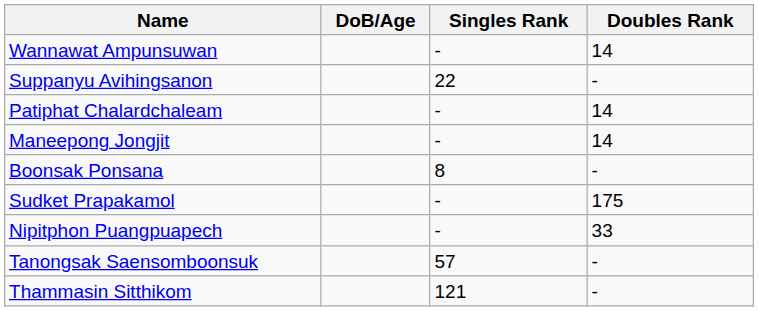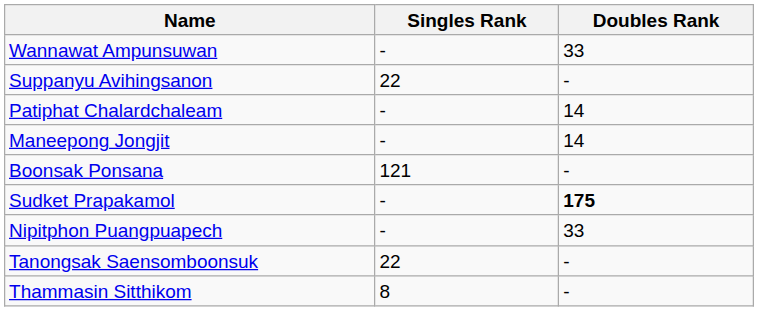- column: (376, 20)
(602, 50) 14 -> (574, 50) 33
(440, 170) 8 -> (395, 170) 121
(607, 200) normal -> (579, 200) bold
(445, 260) 57 -> (390, 260) 22
(450, 291) 121 -> (385, 291) 8
